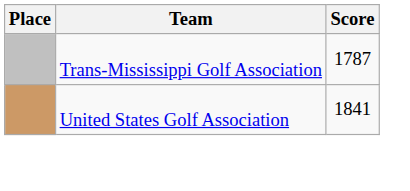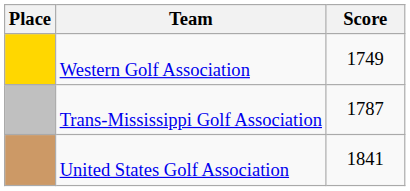+ row: (155, 69)
